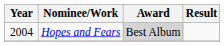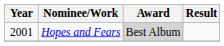(21, 31) 2004 -> (21, 31) 2001
